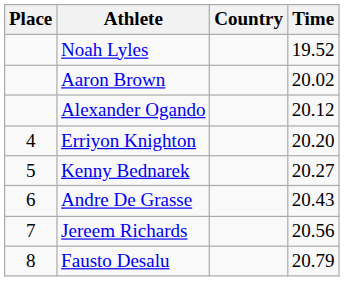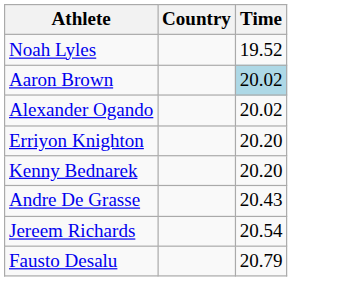- column: (31, 19)
(313, 79) no background -> (261, 79) lightblue background
(313, 110) 20.12 -> (261, 110) 20.02
(313, 170) 20.27 -> (261, 170) 20.20
(313, 230) 20.56 -> (261, 230) 20.54
